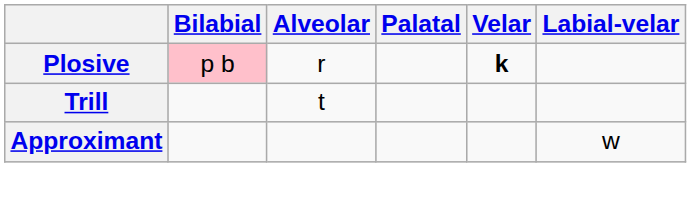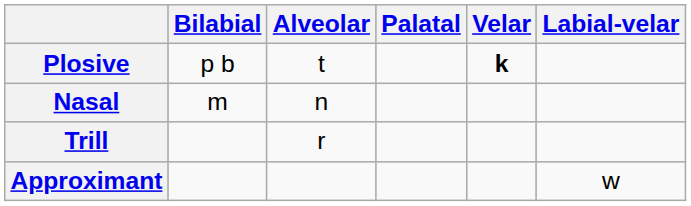(218, 63) pink background -> (218, 63) no background
(321, 63) r -> (321, 63) t
+ row: (86, 102)
(321, 102) t -> (321, 141) r
